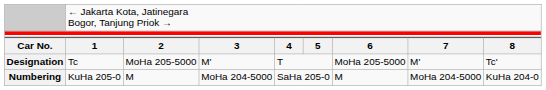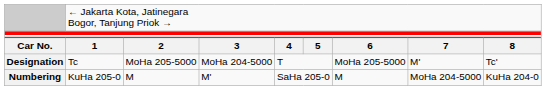(206, 61) M' -> (237, 61) MoHa 204-5000
(237, 77) MoHa 204-5000 -> (206, 77) M'
